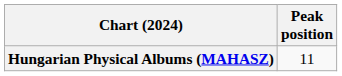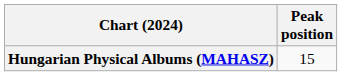(307, 58) 11 -> (307, 58) 15
